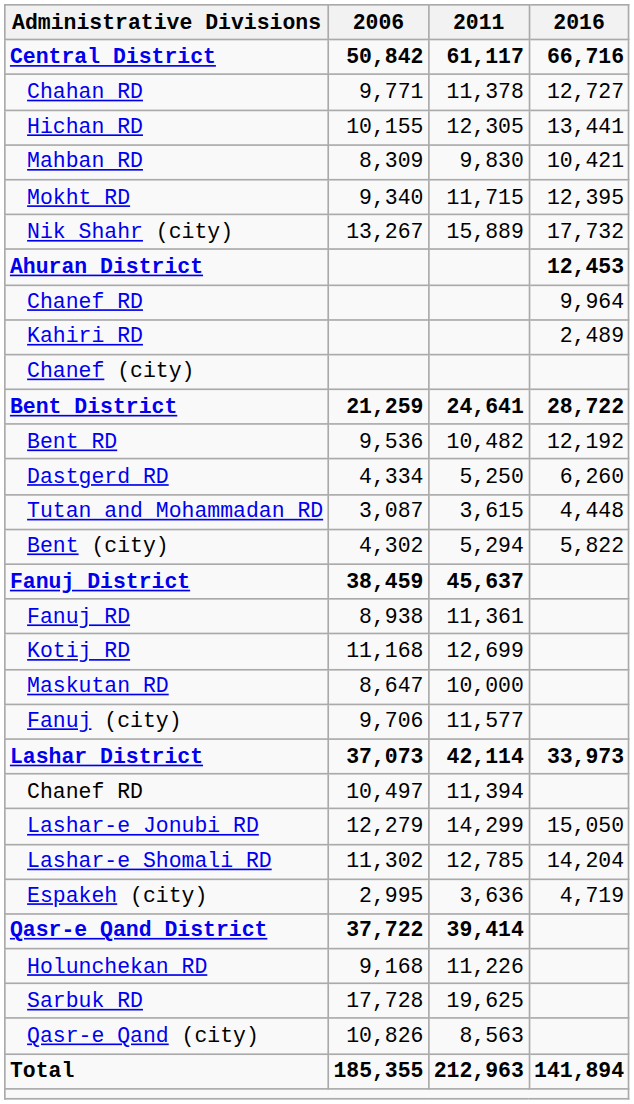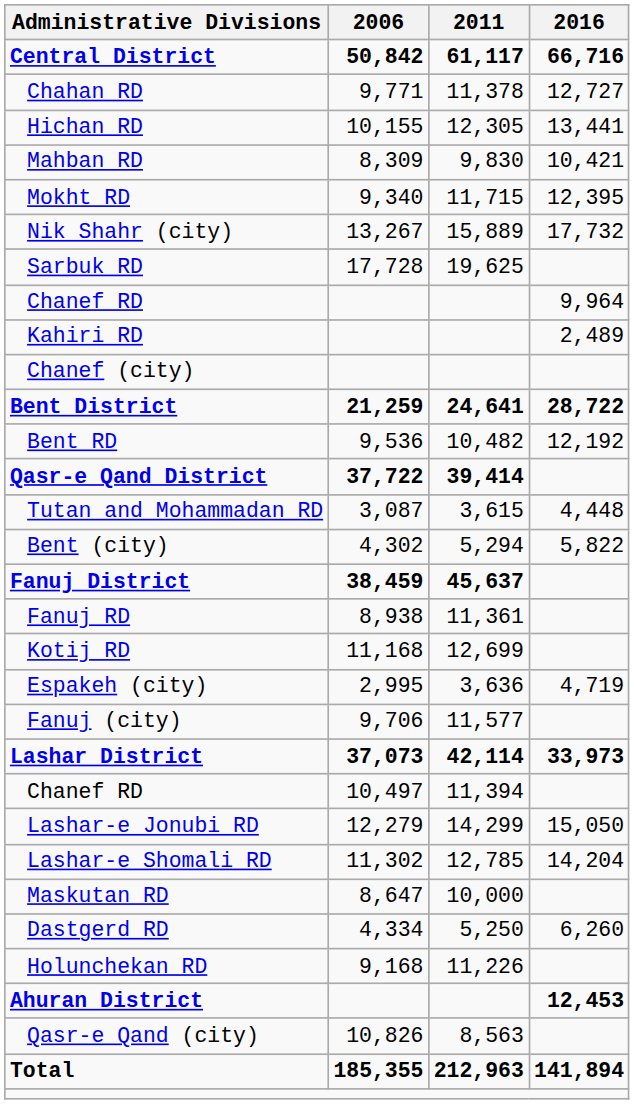rows swapped: (106, 267) <-> (85, 1001)
rows swapped: (98, 477) <-> (139, 931)
rows swapped: (98, 687) <-> (117, 896)
